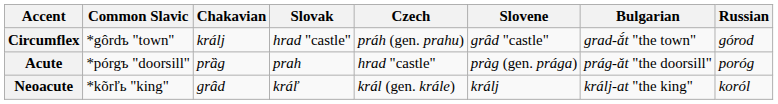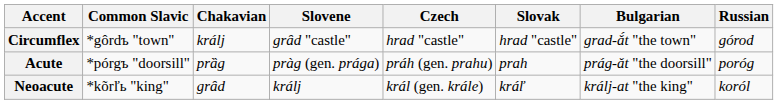columns swapped: (524, 16) <-> (312, 16)
(411, 39) práh (gen. prahu) -> (425, 39) hrad "castle"
(397, 63) hrad "castle" -> (439, 63) práh (gen. prahu)
